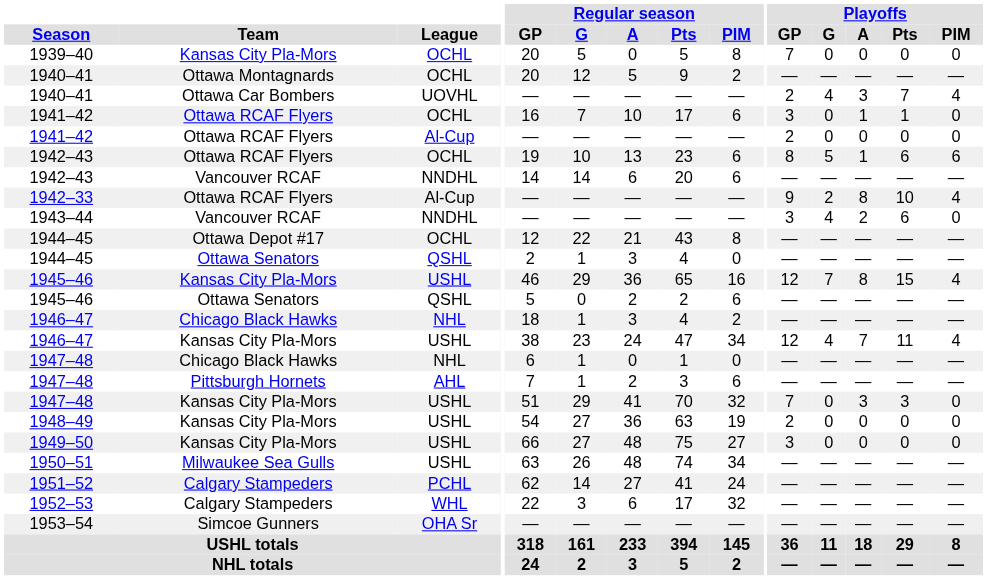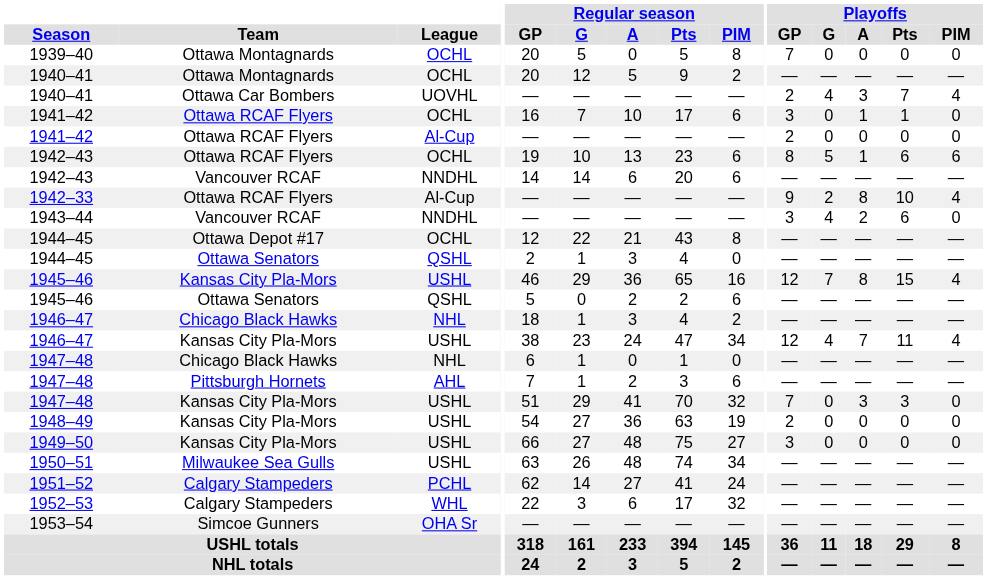(258, 54) Kansas City Pla-Mors -> (258, 54) Ottawa Montagnards
